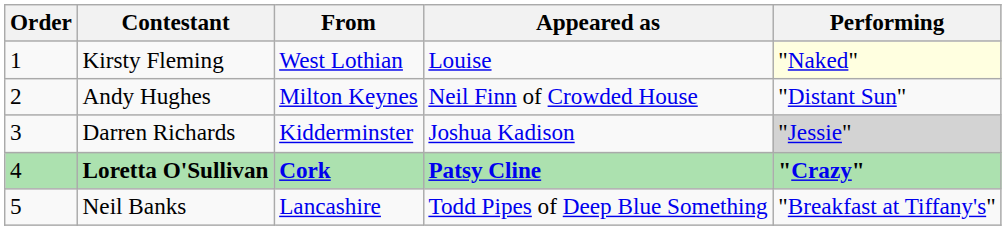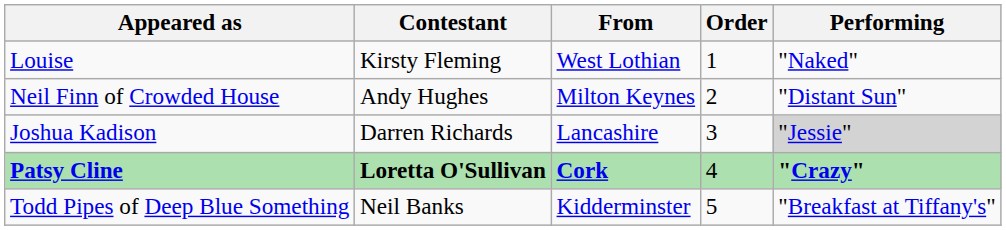columns swapped: (41, 22) <-> (598, 22)
(818, 59) lightyellow background -> (818, 59) no background
(346, 133) Kidderminster -> (607, 133) Lancashire
(330, 206) Lancashire -> (624, 206) Kidderminster
